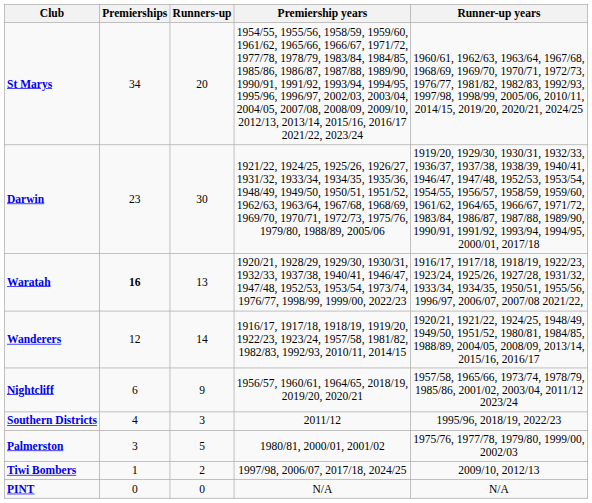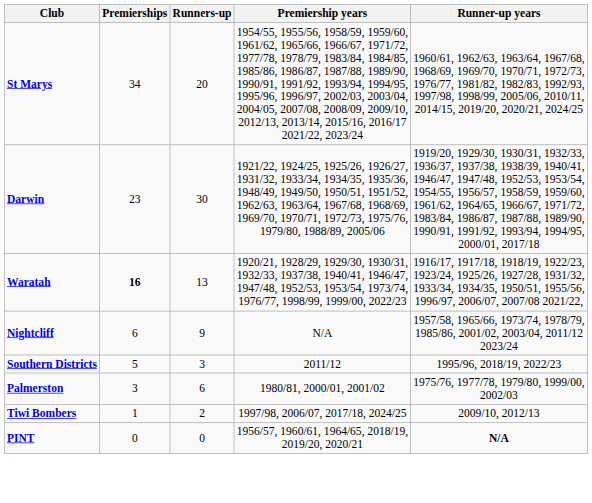- row: (34, 339)
(322, 390) 1956/57, 1960/61, 1964/65, 2018/19, 2019/20, 2020/21 -> (322, 332) N/A
(135, 421) 4 -> (135, 364) 5
(202, 446) 5 -> (202, 388) 6
(322, 489) N/A -> (322, 438) 1956/57, 1960/61, 1964/65, 2018/19, 2019/20, 2020/21
(499, 489) normal -> (499, 438) bold
